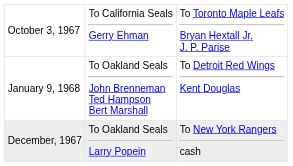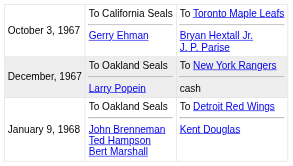rows swapped: (45, 140) <-> (44, 88)
